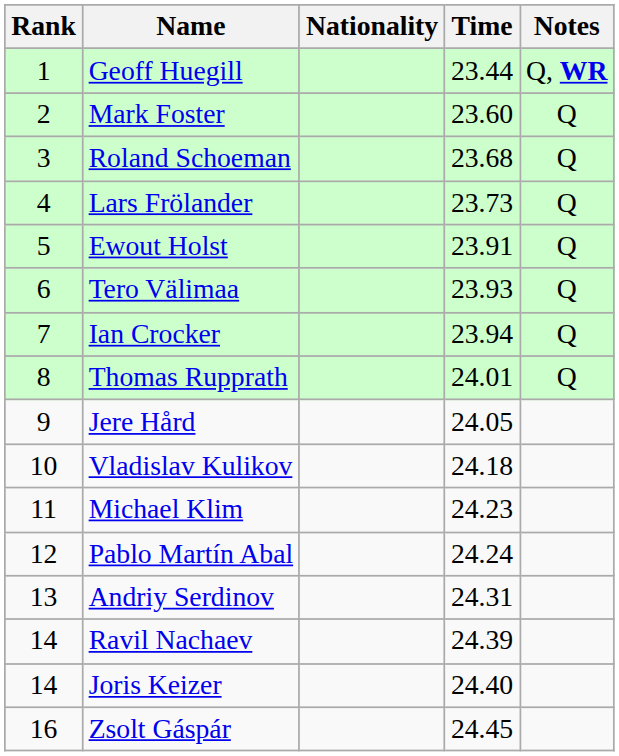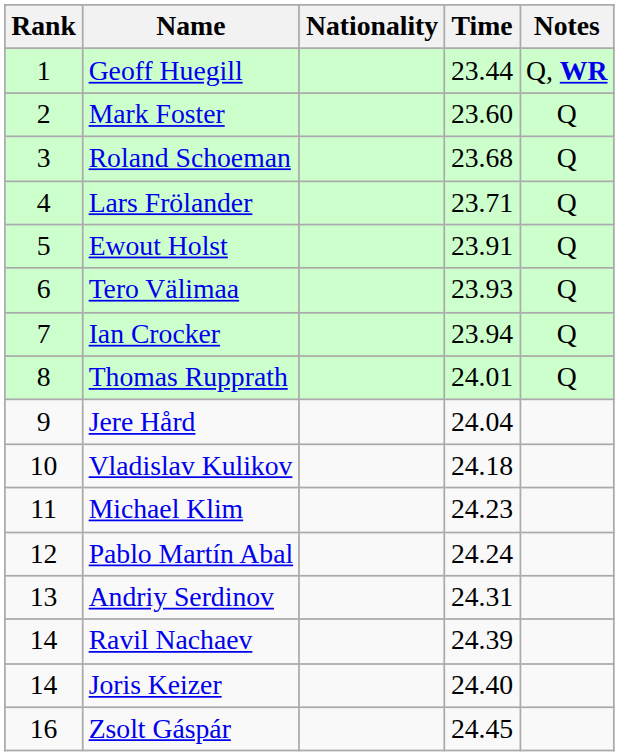(482, 202) 23.73 -> (482, 202) 23.71
(482, 421) 24.05 -> (482, 421) 24.04
